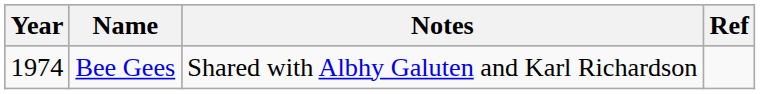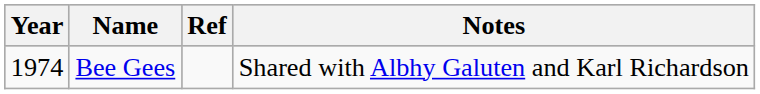columns swapped: (442, 25) <-> (729, 25)
